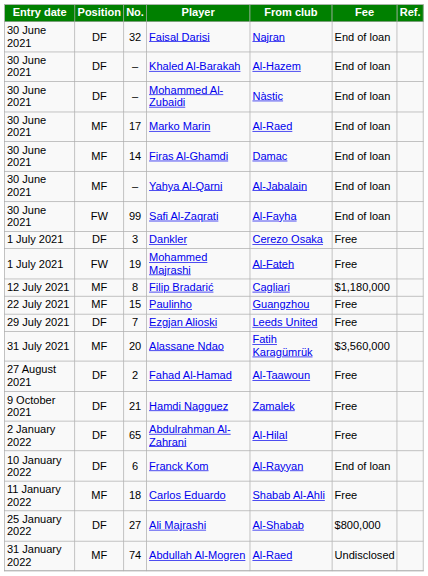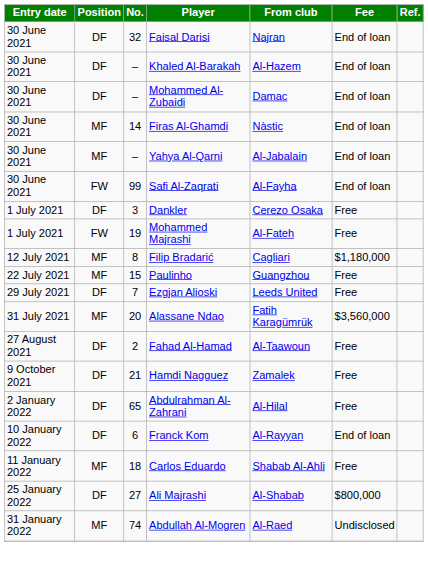(268, 96) Nàstic -> (270, 96) Damac
- row: (180, 126)
(270, 156) Damac -> (268, 126) Nàstic
